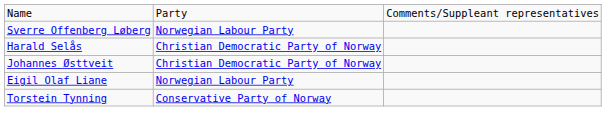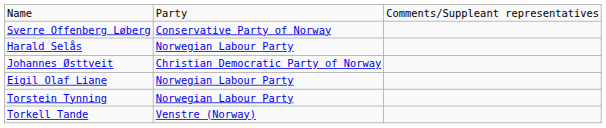(225, 30) Norwegian Labour Party -> (244, 30) Conservative Party of Norway
(269, 47) Christian Democratic Party of Norway -> (225, 47) Norwegian Labour Party
(244, 98) Conservative Party of Norway -> (225, 98) Norwegian Labour Party
+ row: (48, 115)
